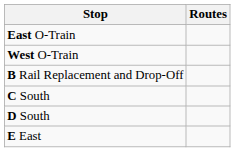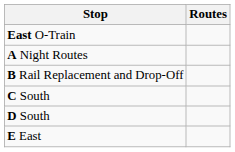- row: (43, 55)
+ row: (48, 55)
